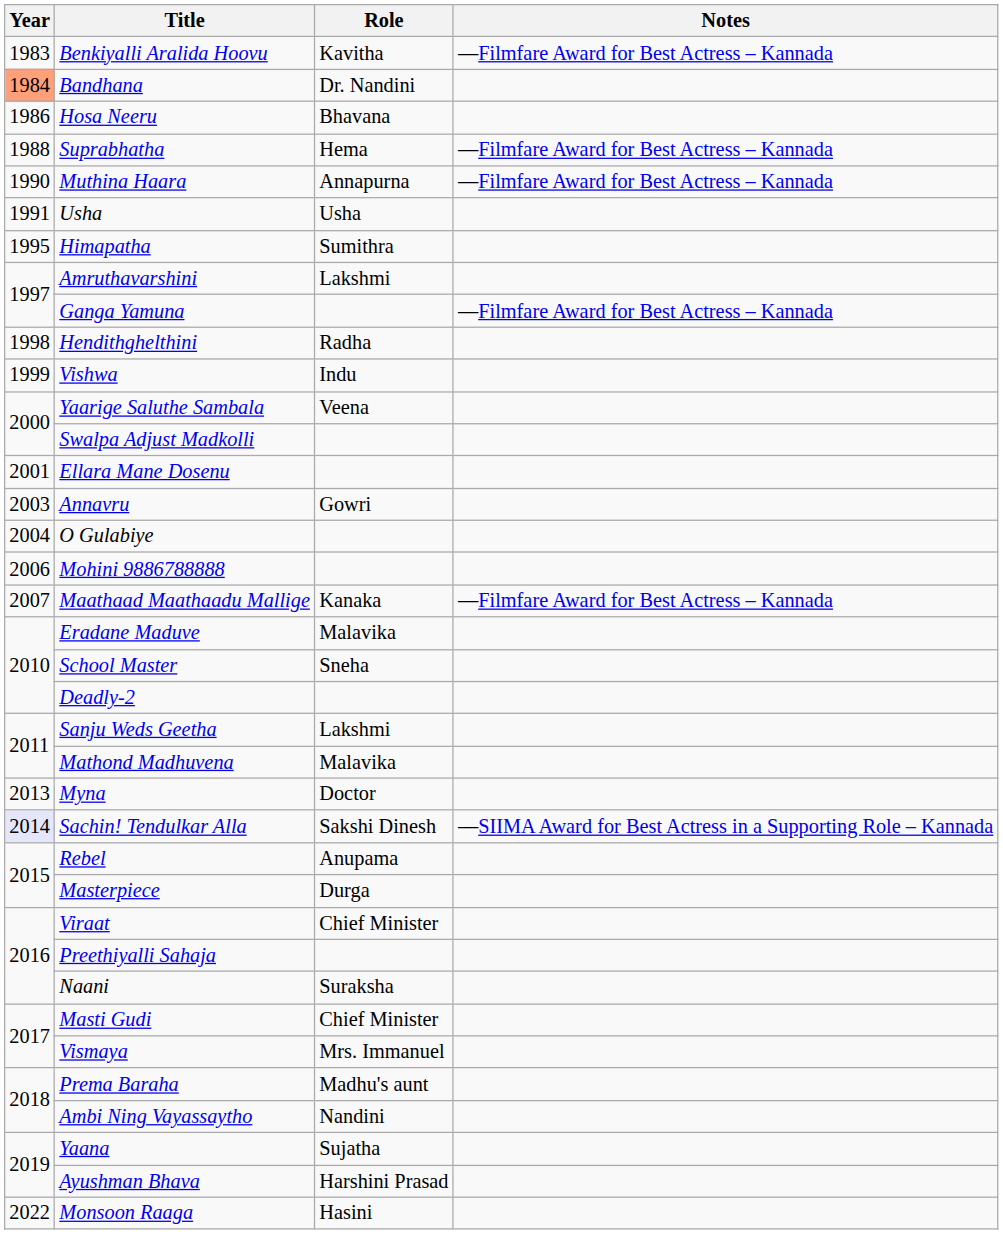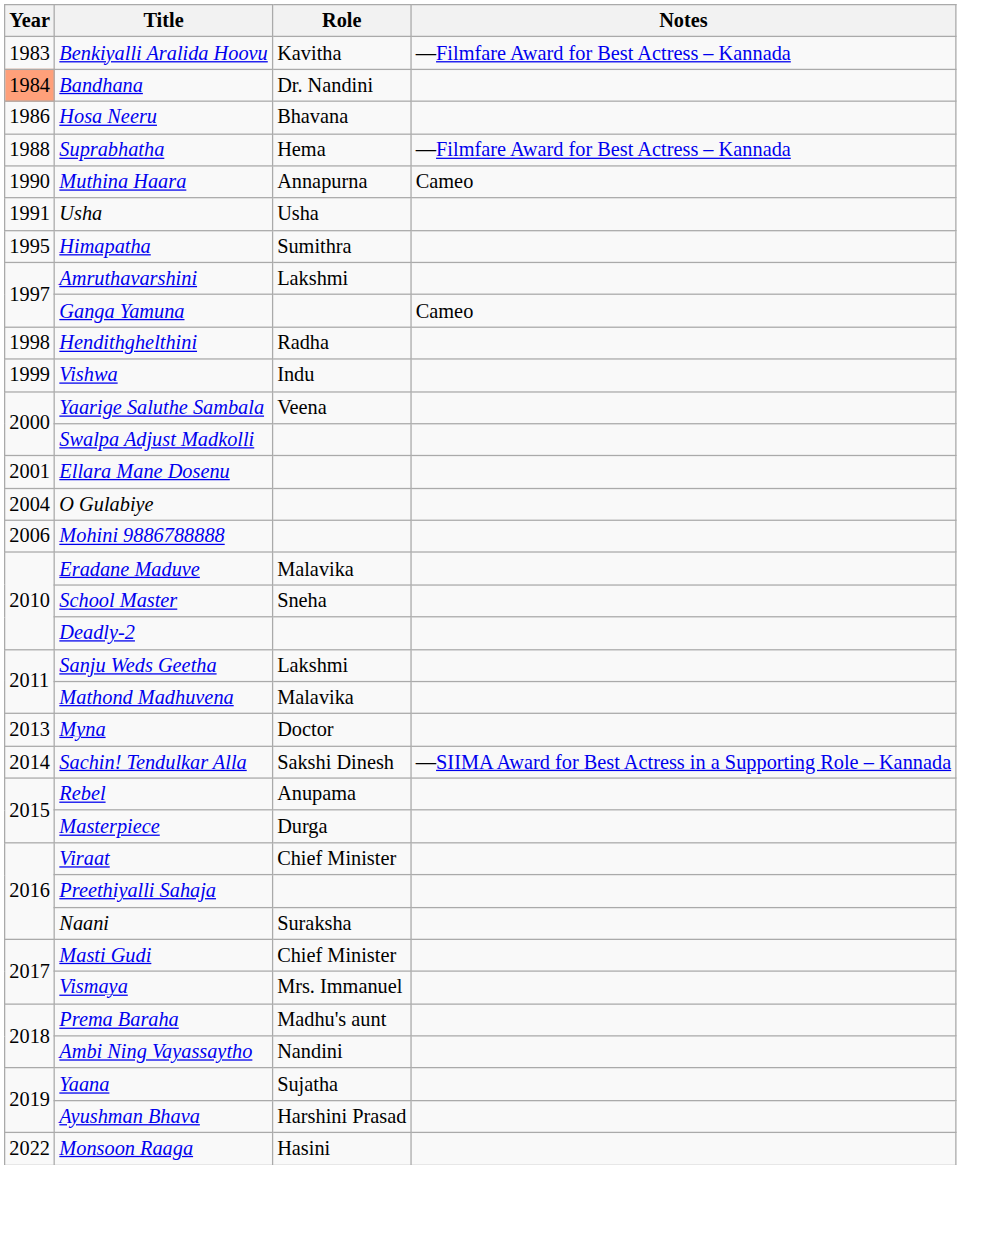(645, 181) —Filmfare Award for Best Actress – Kannada -> (445, 181) Cameo
(645, 310) —Filmfare Award for Best Actress – Kannada -> (445, 310) Cameo
- row: (94, 504)
- row: (185, 600)
(30, 826) lavender background -> (30, 761) no background
